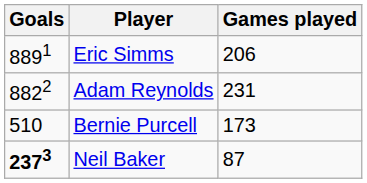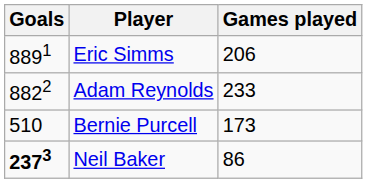(239, 91) 231 -> (239, 91) 233
(234, 159) 87 -> (234, 159) 86
